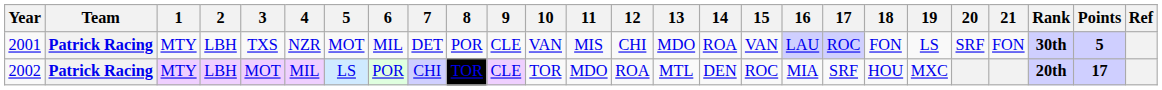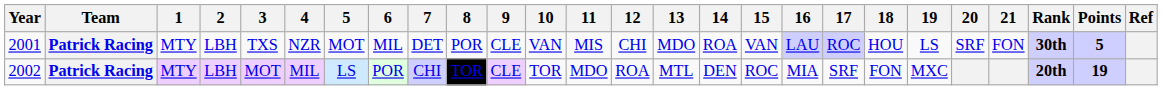(886, 45) FON -> (886, 45) HOU
(886, 71) HOU -> (886, 71) FON
(1100, 71) 17 -> (1100, 71) 19
